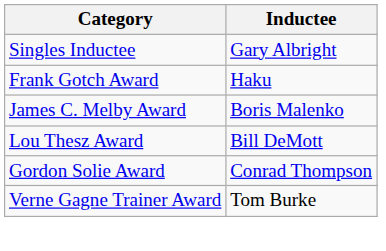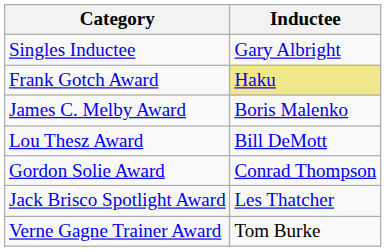(251, 79) no background -> (255, 79) khaki background
+ row: (117, 200)
